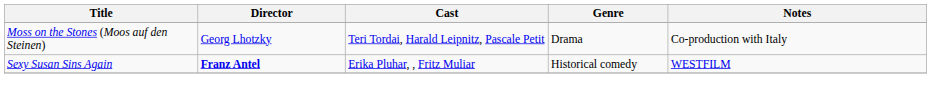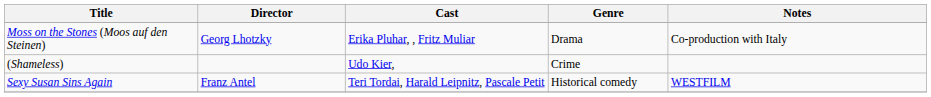(446, 38) Teri Tordai, Harald Leipnitz, Pascale Petit -> (412, 38) Erika Pluhar, , Fritz Muliar
+ row: (35, 63)
(230, 63) bold -> (228, 82) normal
(412, 63) Erika Pluhar, , Fritz Muliar -> (446, 82) Teri Tordai, Harald Leipnitz, Pascale Petit
